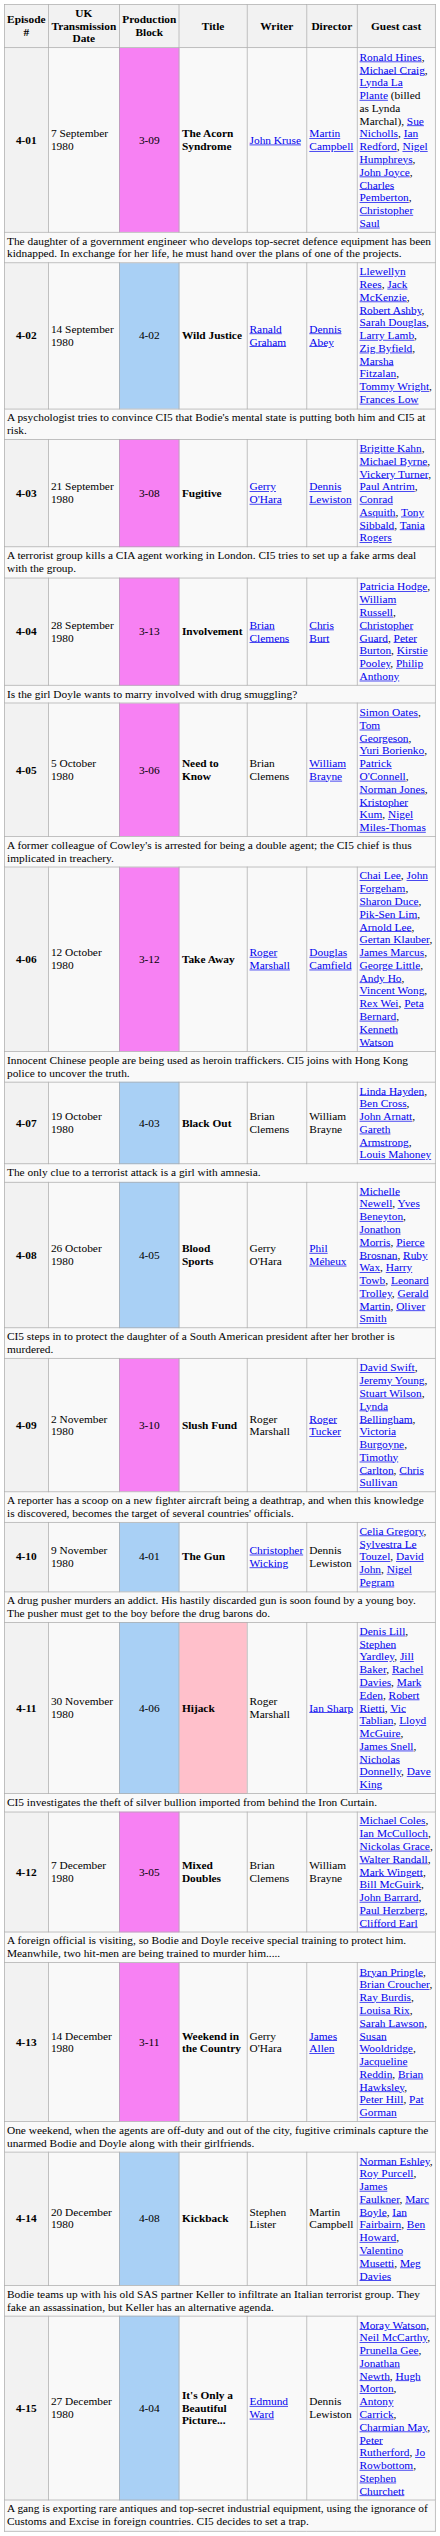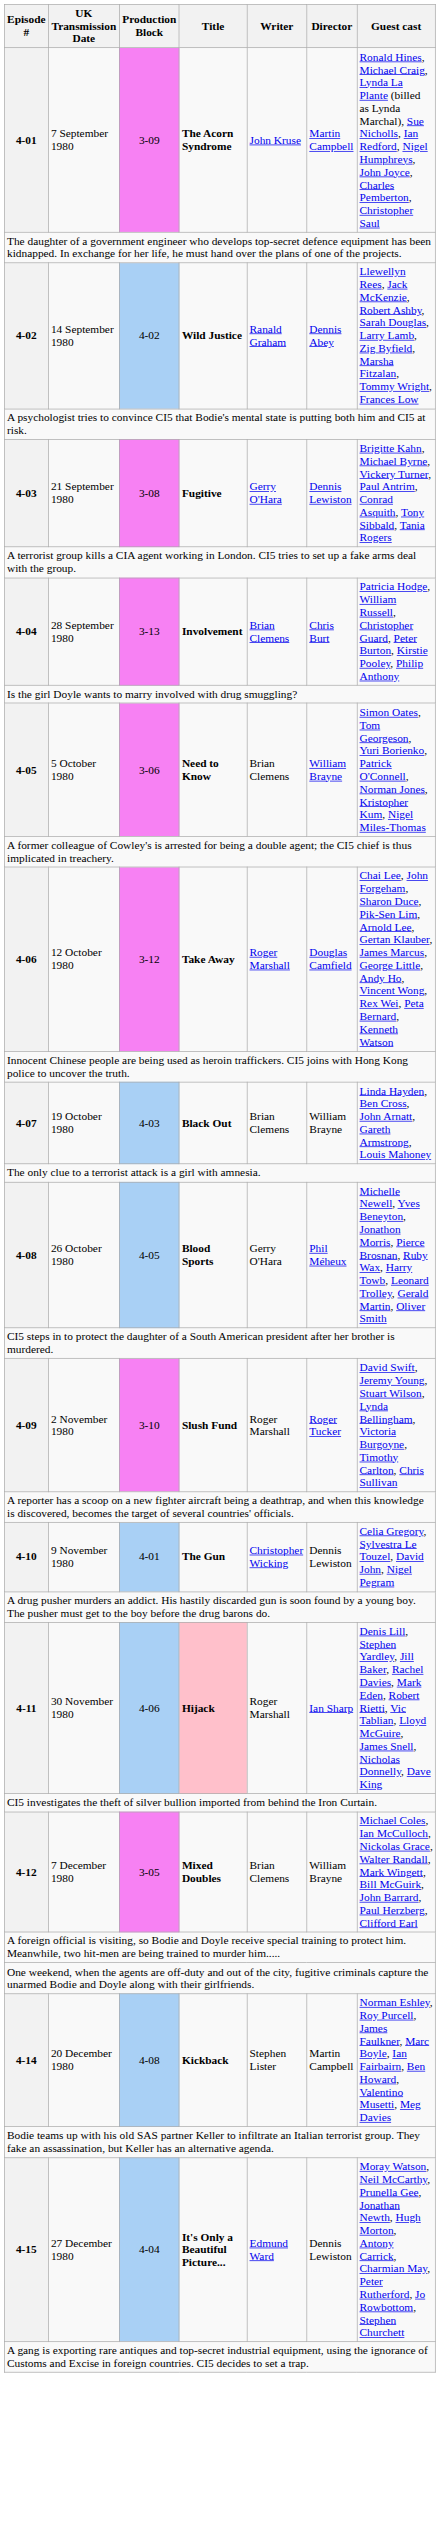- row: (26, 2042)
